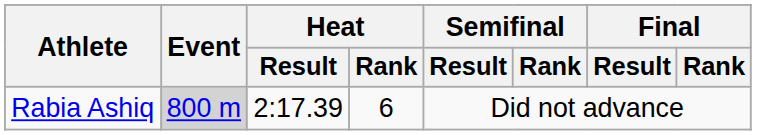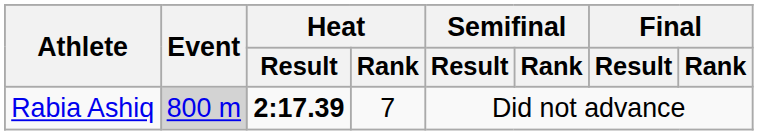(298, 109) normal -> (299, 109) bold
(386, 109) 6 -> (388, 109) 7
